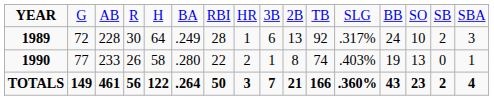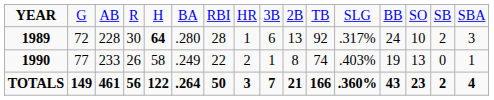(158, 38) normal -> (158, 38) bold
(188, 38) .249 -> (188, 38) .280
(188, 60) .280 -> (188, 60) .249
